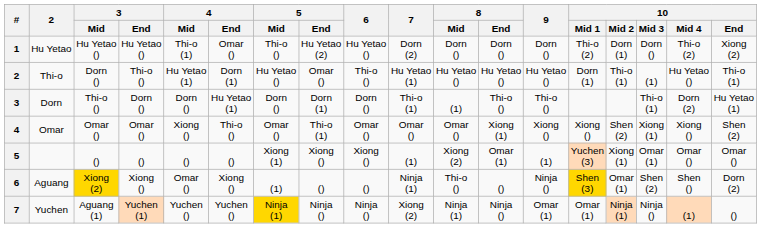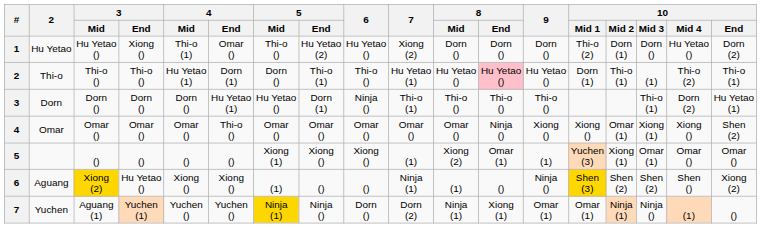(141, 49) Hu Yetao () -> (141, 49) Xiong ()
(411, 49) Dorn (2) -> (411, 49) Xiong (2)
(689, 49) Thi-o (2) -> (689, 49) Hu Yetao ()
(734, 49) Xiong (2) -> (734, 49) Dorn (2)
(96, 76) Dorn () -> (96, 76) Thi-o ()
(276, 76) Hu Yetao () -> (276, 76) Dorn ()
(321, 76) Omar () -> (321, 76) Thi-o (1)
(501, 76) no background -> (501, 76) pink background
(689, 76) Hu Yetao () -> (689, 76) Thi-o (2)
(96, 103) Thi-o () -> (96, 103) Dorn ()
(276, 103) Dorn () -> (276, 103) Hu Yetao ()
(366, 103) Dorn () -> (366, 103) Ninja ()
(456, 108) (1) -> (456, 103) Thi-o ()
(186, 130) Xiong () -> (186, 130) Omar ()
(321, 130) Thi-o (1) -> (321, 130) Omar ()
(501, 130) Xiong (1) -> (501, 130) Ninja ()
(621, 130) Shen (2) -> (621, 130) Omar (1)
(141, 183) Xiong () -> (141, 183) Hu Yetao ()
(186, 183) Omar () -> (186, 183) Xiong ()
(456, 183) Thi-o () -> (456, 189) (1)
(621, 183) Omar (1) -> (621, 183) Shen (2)
(734, 183) Dorn (2) -> (734, 183) Xiong (2)
(366, 210) Ninja () -> (366, 210) Dorn ()
(411, 210) Xiong (2) -> (411, 210) Dorn (2)
(501, 210) Ninja () -> (501, 210) Xiong (1)
